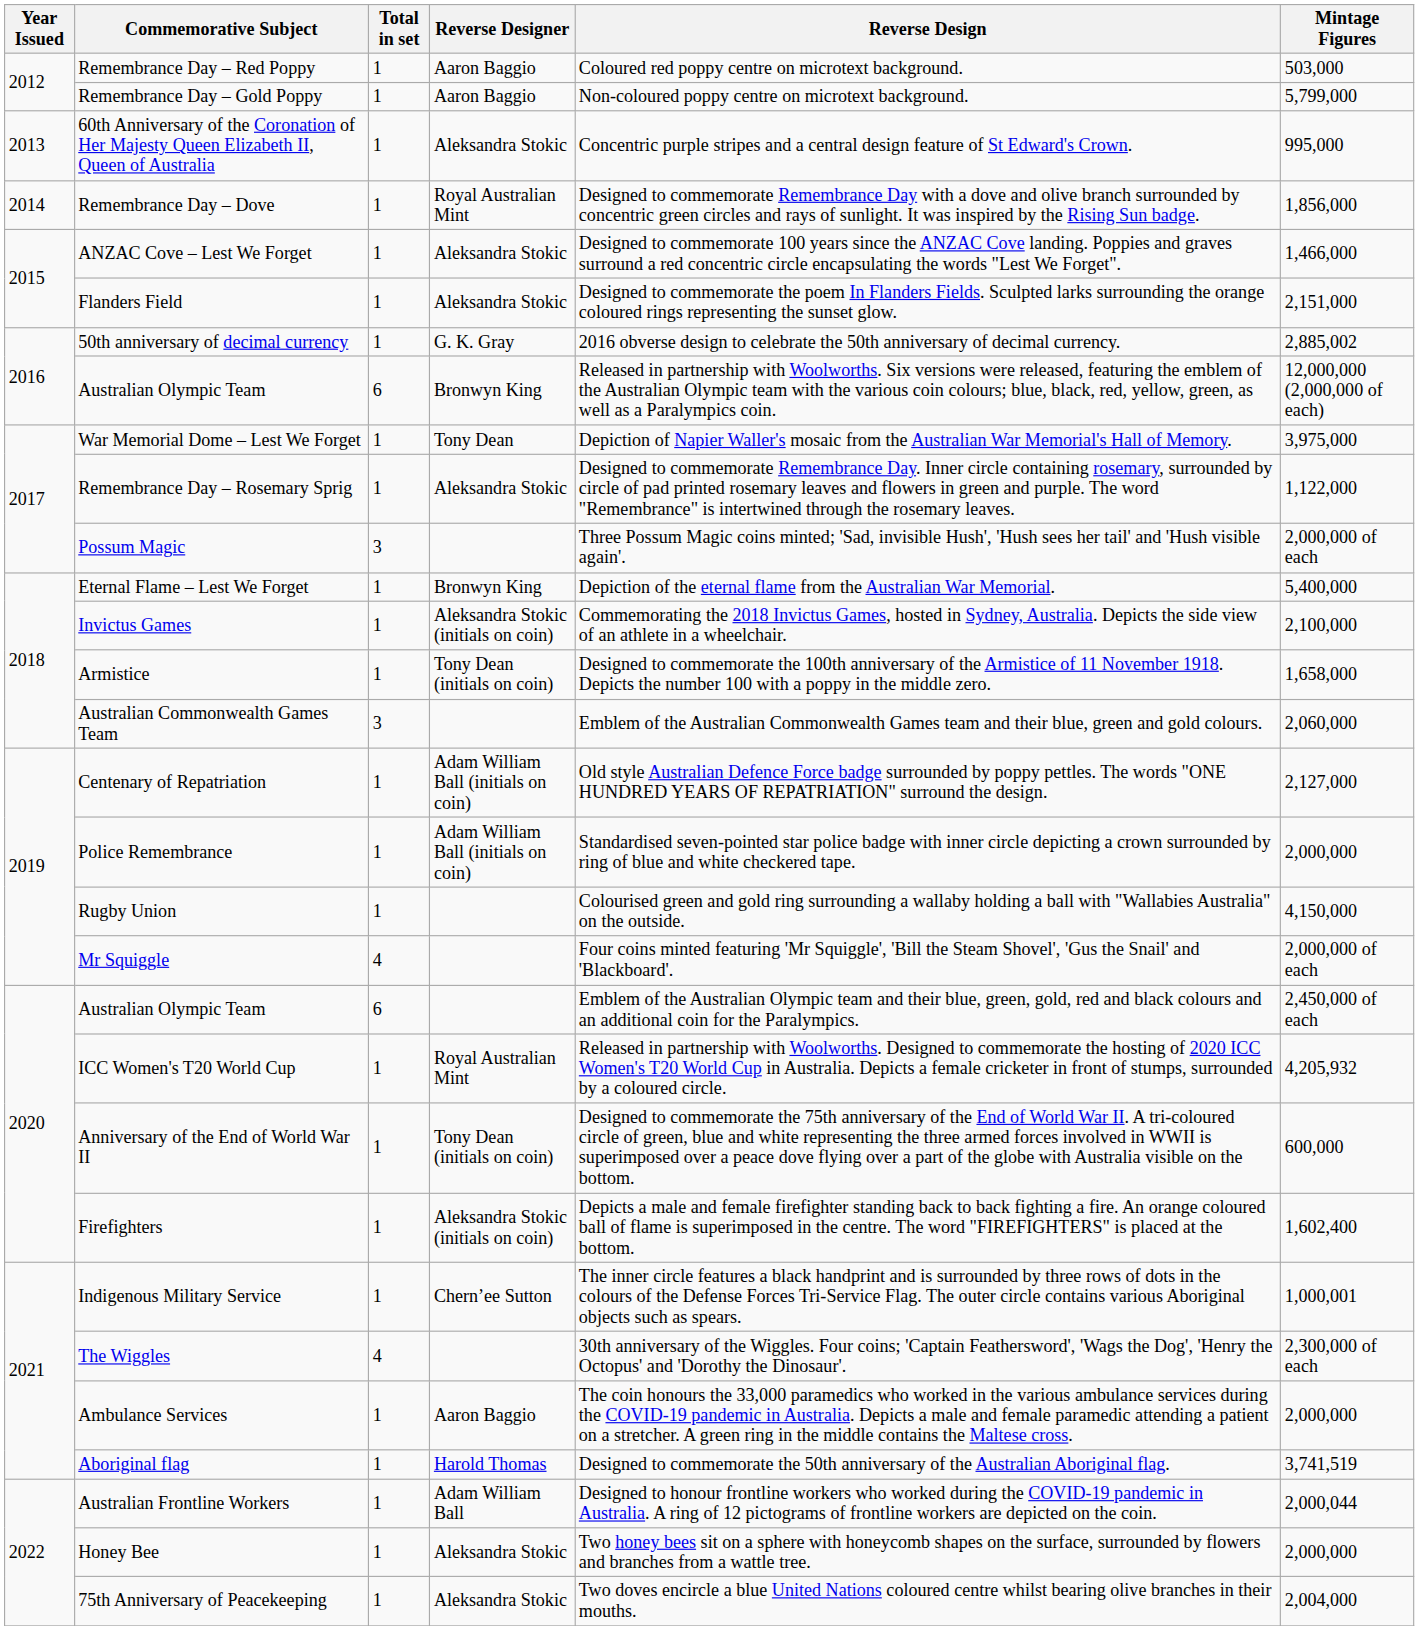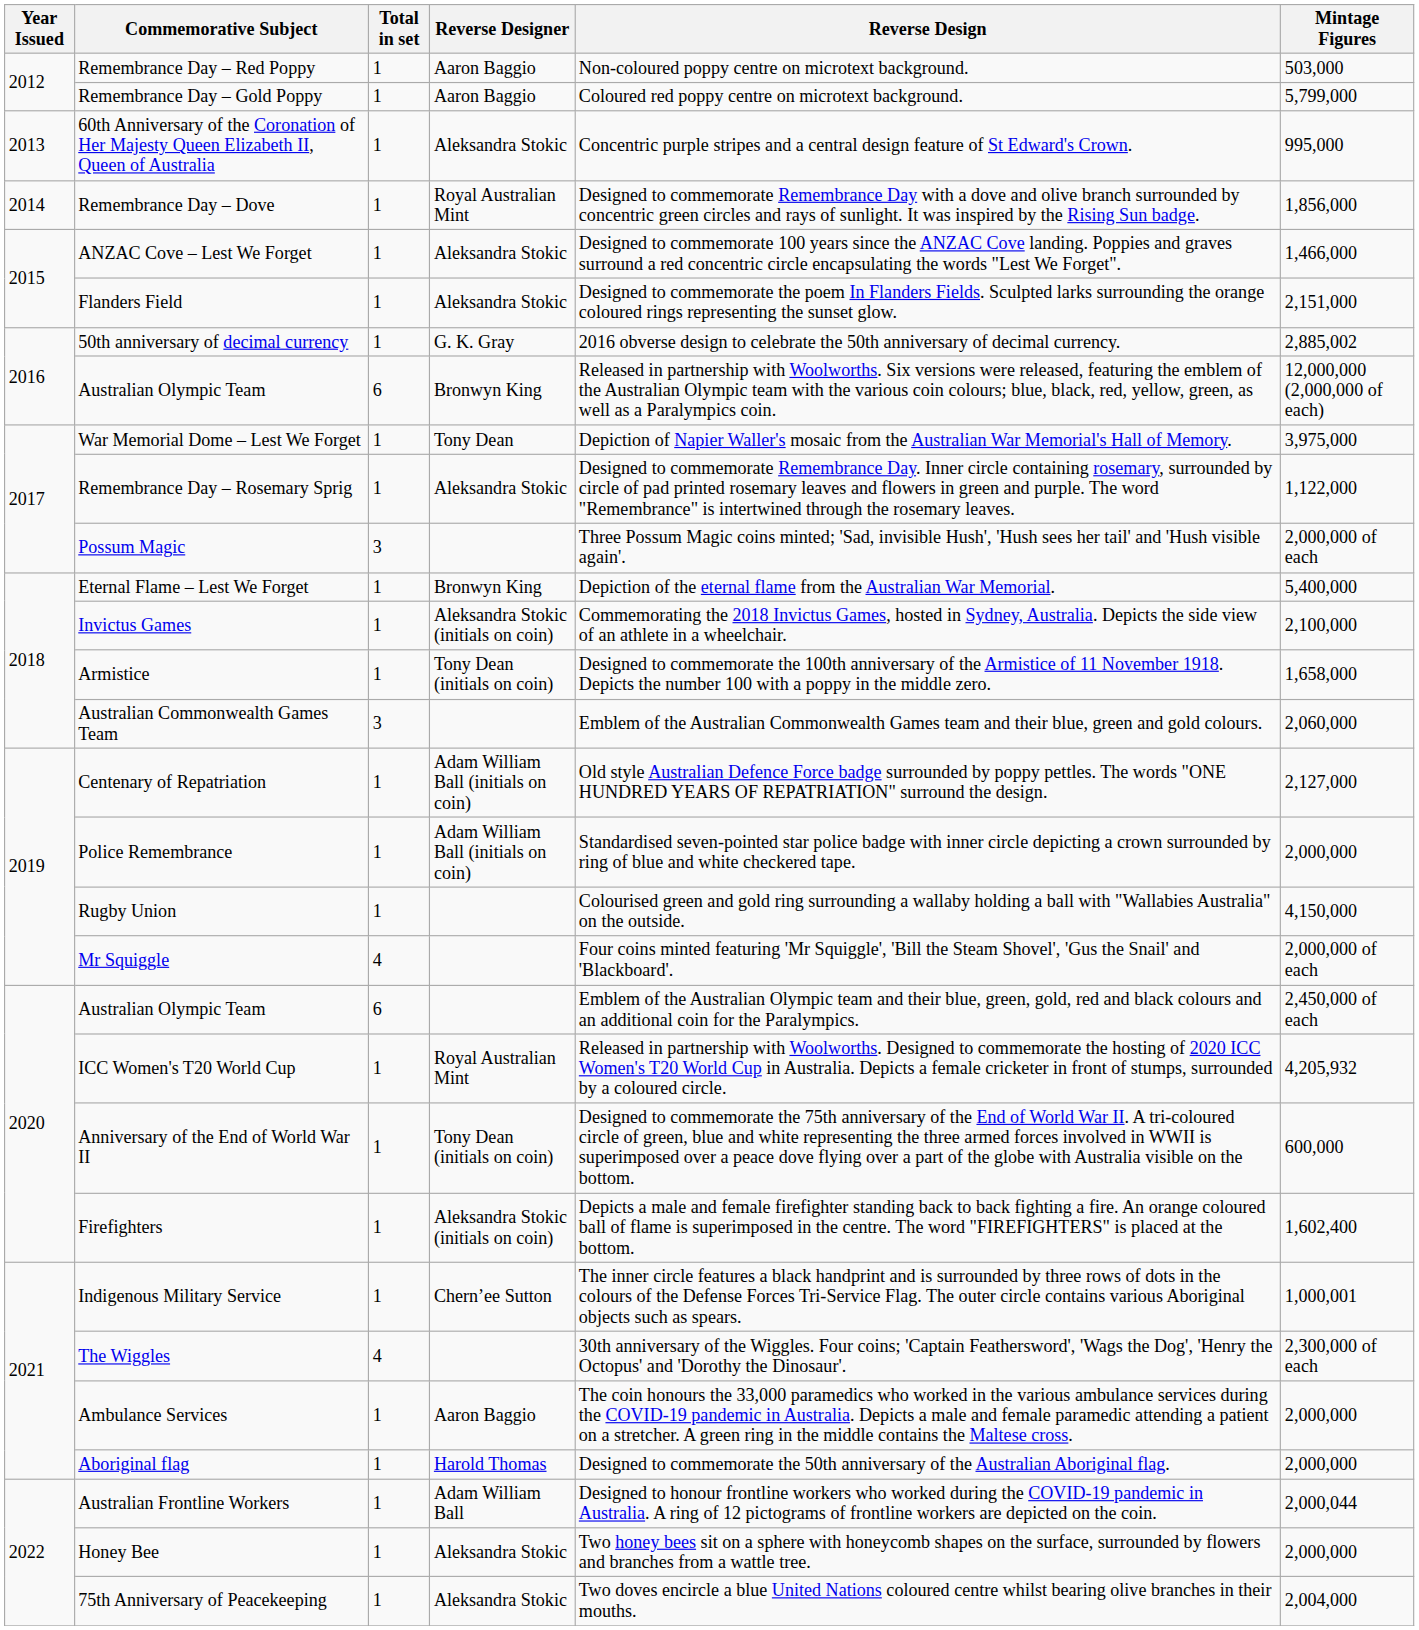(771, 67) Coloured red poppy centre on microtext background. -> (774, 67) Non-coloured poppy centre on microtext background.
(774, 96) Non-coloured poppy centre on microtext background. -> (771, 96) Coloured red poppy centre on microtext background.
(1321, 1464) 3,741,519 -> (1321, 1464) 2,000,000
